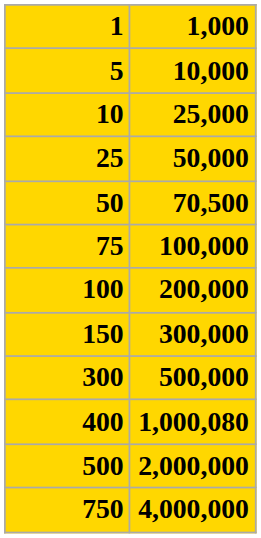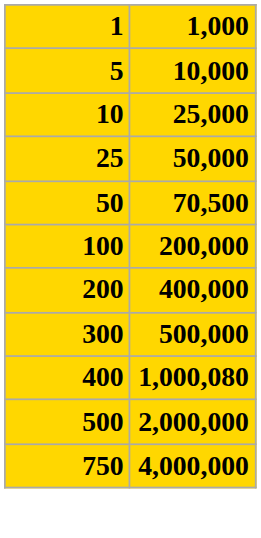- row: (110, 245)
- row: (103, 333)
+ row: (103, 289)
